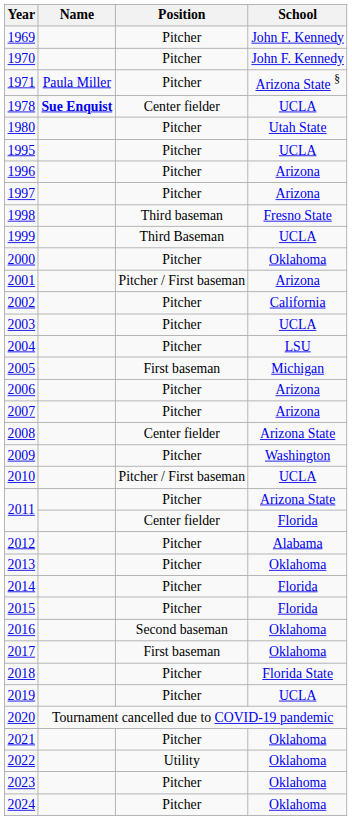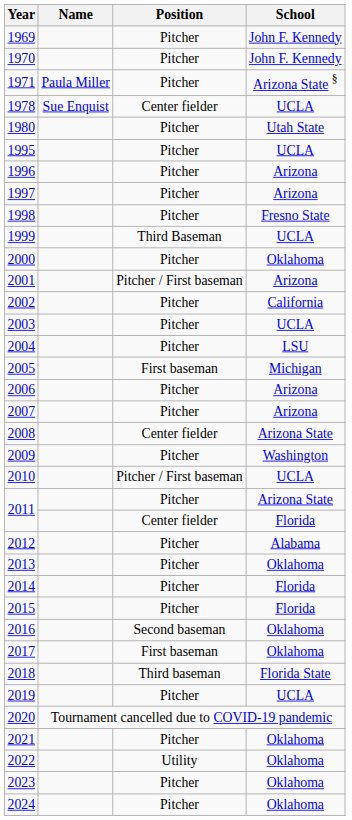(77, 106) bold -> (76, 106) normal
(182, 215) Third baseman -> (179, 215) Pitcher
(182, 673) Pitcher -> (179, 673) Third baseman
